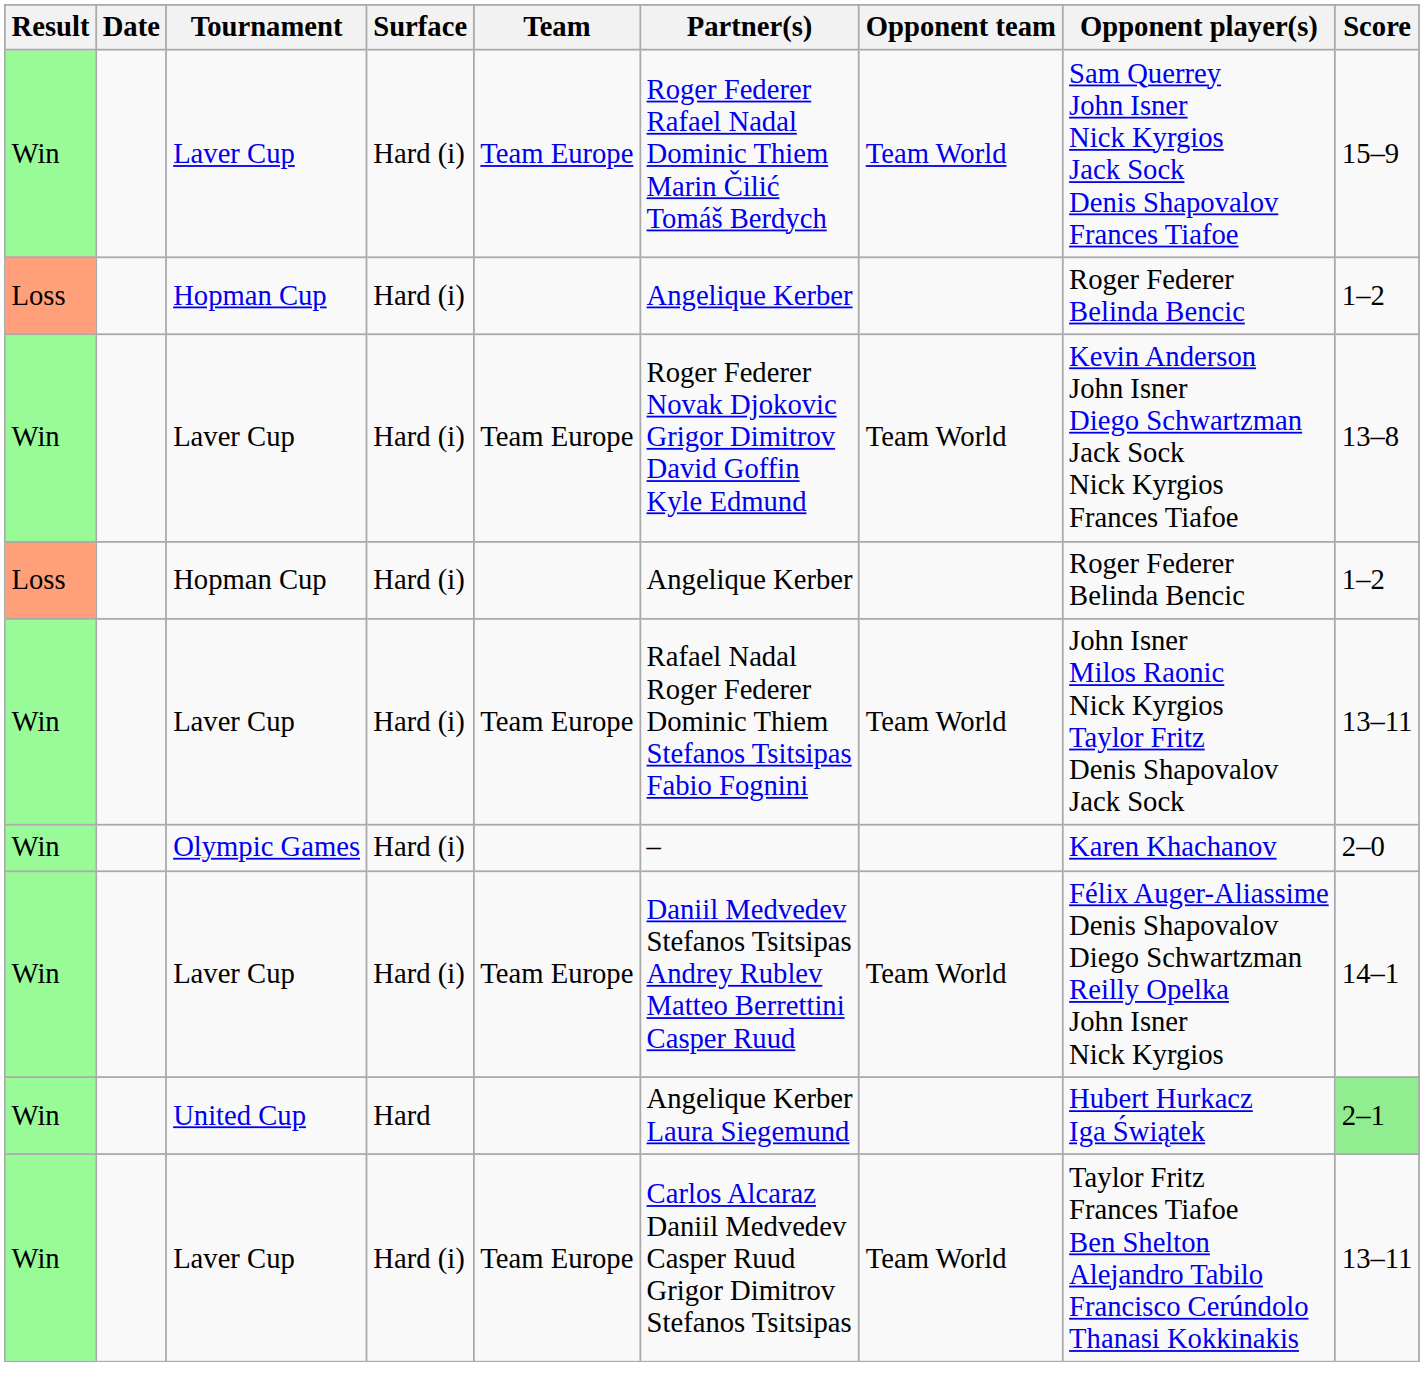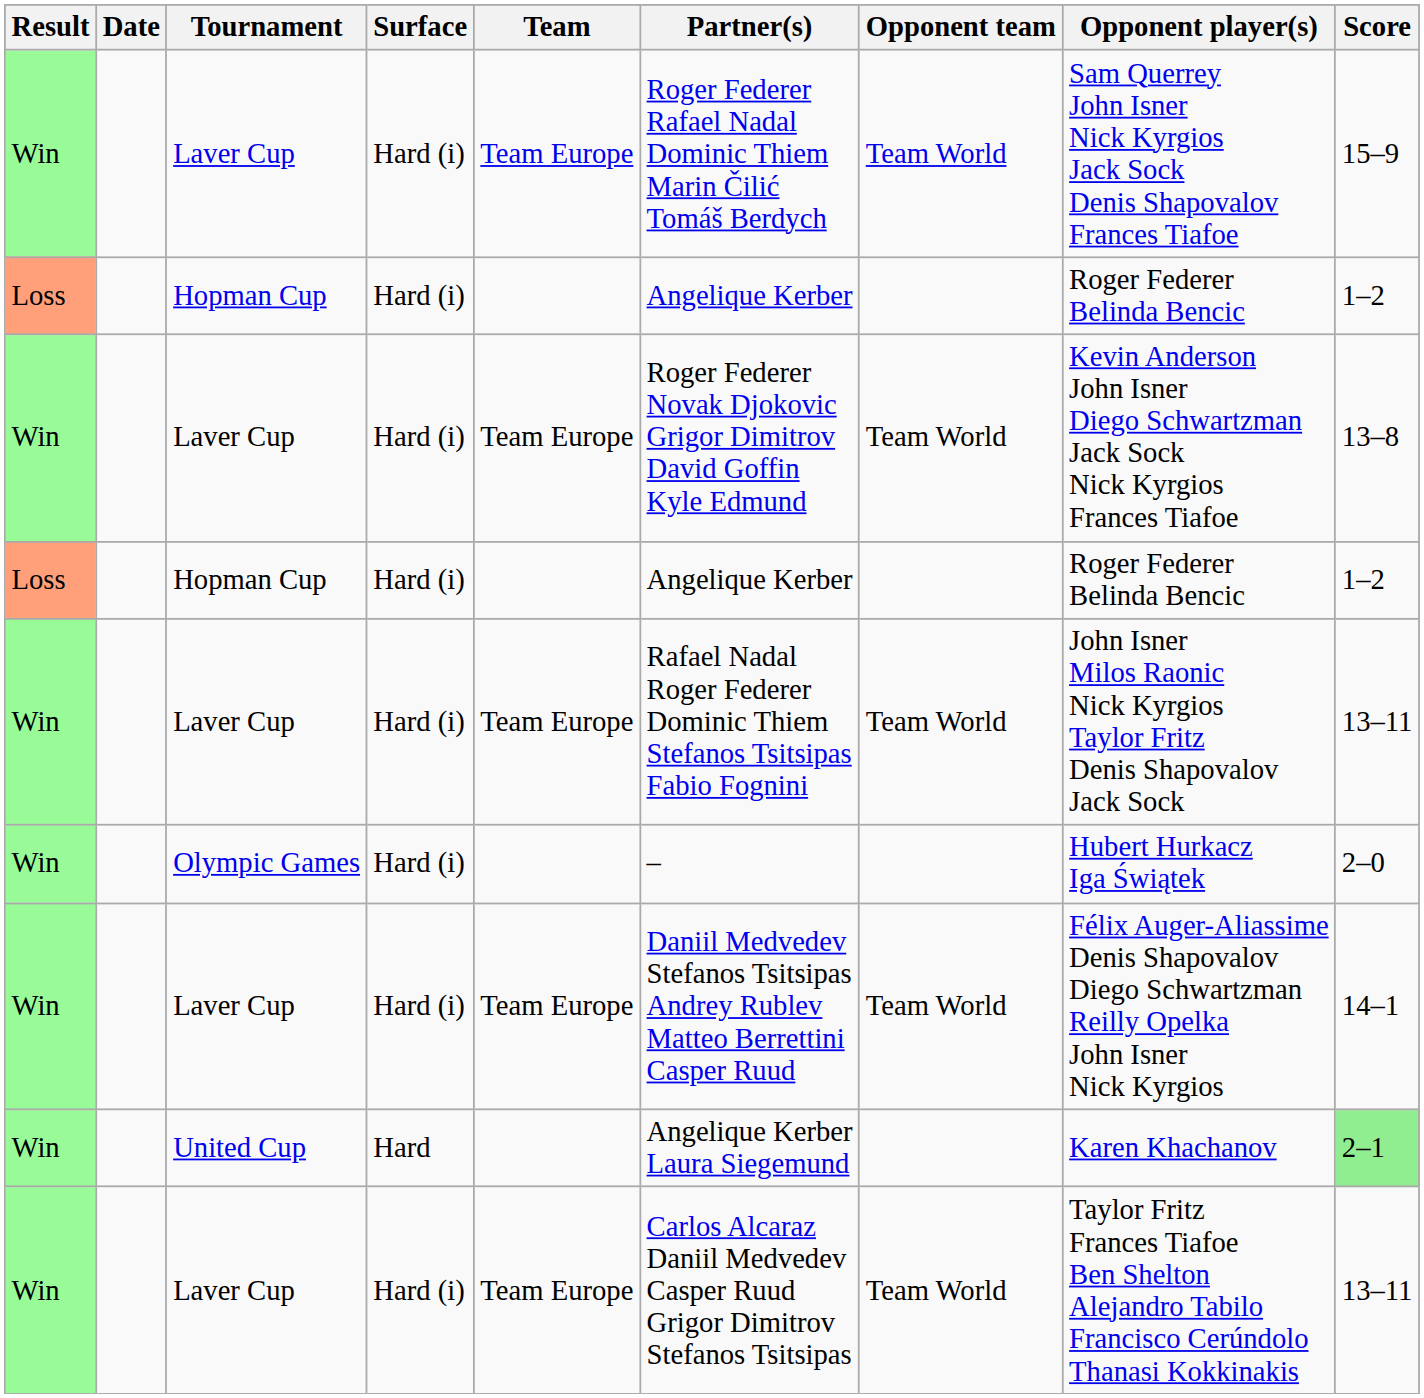(1173, 847) Karen Khachanov -> (1161, 863) Hubert Hurkacz Iga Świątek
(1161, 1115) Hubert Hurkacz Iga Świątek -> (1173, 1147) Karen Khachanov
